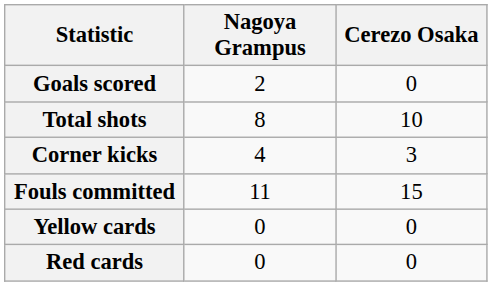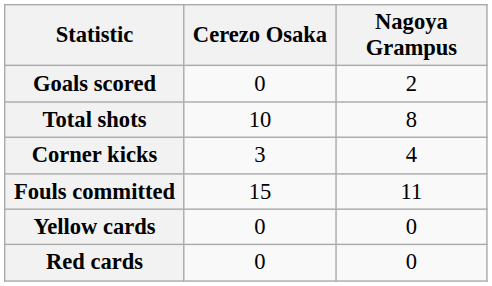columns swapped: (260, 35) <-> (411, 35)
